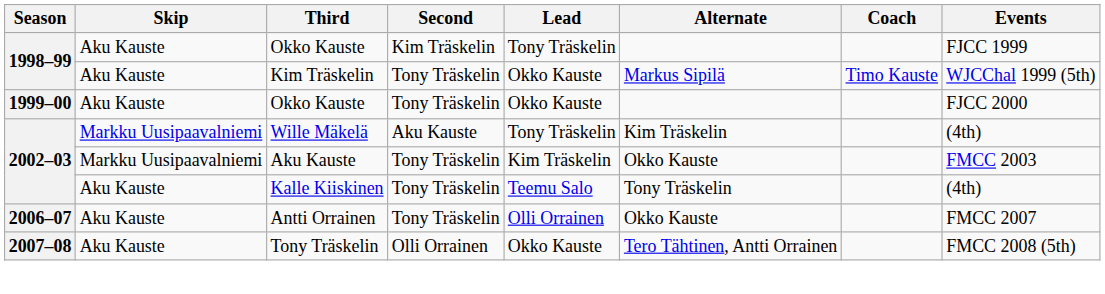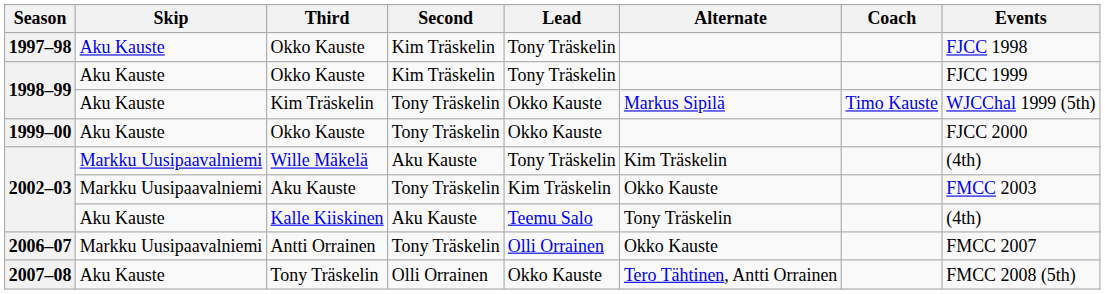+ row: (40, 47)
(446, 189) Tony Träskelin -> (434, 217) Aku Kauste
(122, 217) Aku Kauste -> (171, 246) Markku Uusipaavalniemi
